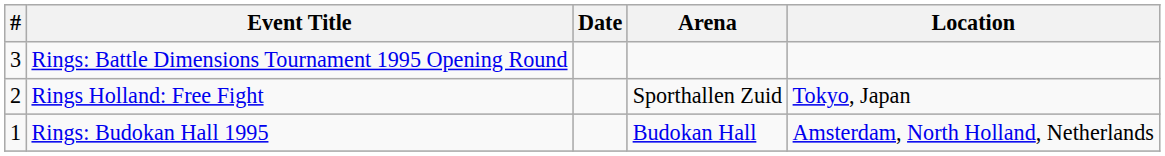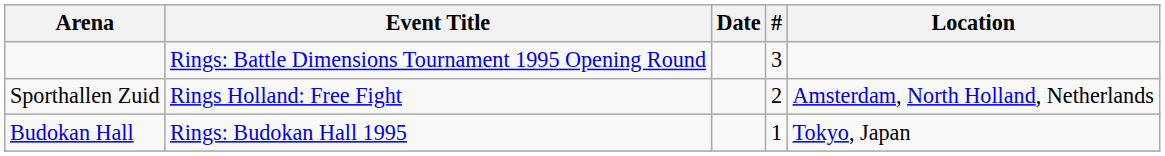columns swapped: (16, 23) <-> (707, 23)
(852, 96) Tokyo, Japan -> (973, 96) Amsterdam, North Holland, Netherlands
(973, 132) Amsterdam, North Holland, Netherlands -> (852, 132) Tokyo, Japan
